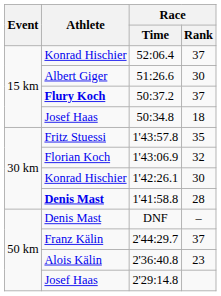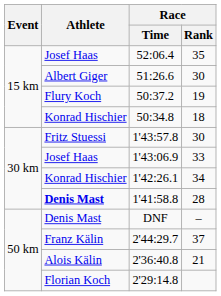(86, 55) Konrad Hischier -> (71, 55) Josef Haas
(199, 55) 37 -> (199, 55) 35
(75, 96) bold -> (73, 96) normal
(199, 96) 37 -> (199, 96) 19
(71, 117) Josef Haas -> (86, 117) Konrad Hischier
(199, 137) 35 -> (199, 137) 30
(77, 158) Florian Koch -> (71, 158) Josef Haas
(199, 158) 32 -> (199, 158) 33
(199, 178) 30 -> (199, 178) 34
(199, 260) 23 -> (199, 260) 21
(71, 280) Josef Haas -> (77, 280) Florian Koch
